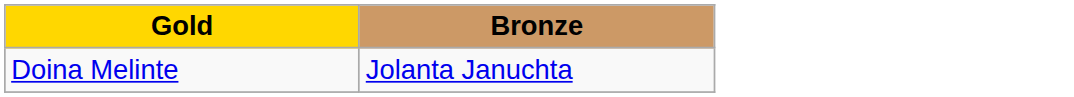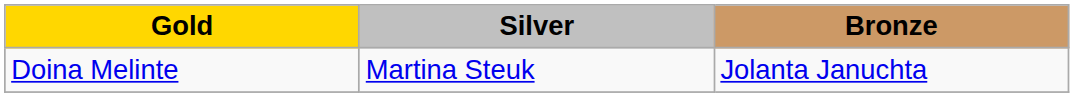+ column: (537, 26)
